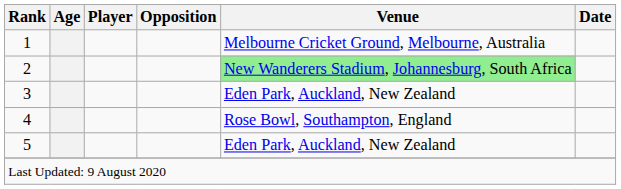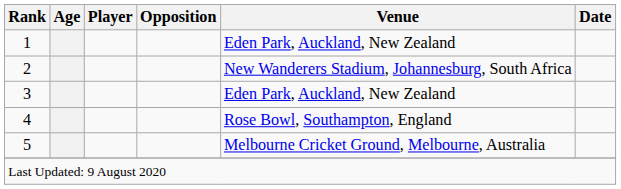(385, 42) Melbourne Cricket Ground, Melbourne, Australia -> (340, 42) Eden Park, Auckland, New Zealand
(398, 68) lightgreen background -> (398, 68) no background
(340, 145) Eden Park, Auckland, New Zealand -> (385, 145) Melbourne Cricket Ground, Melbourne, Australia
